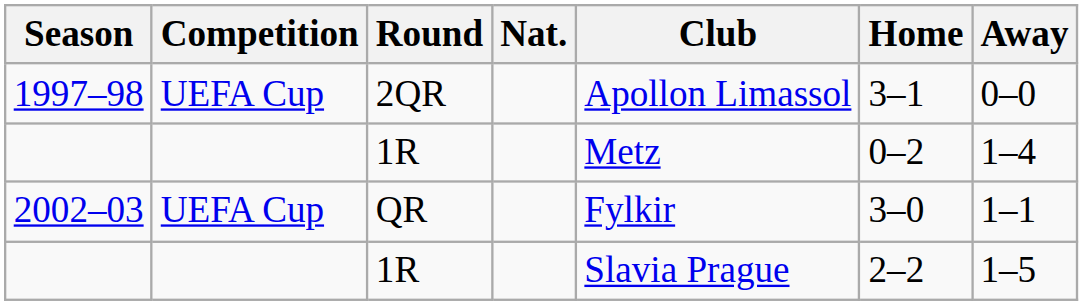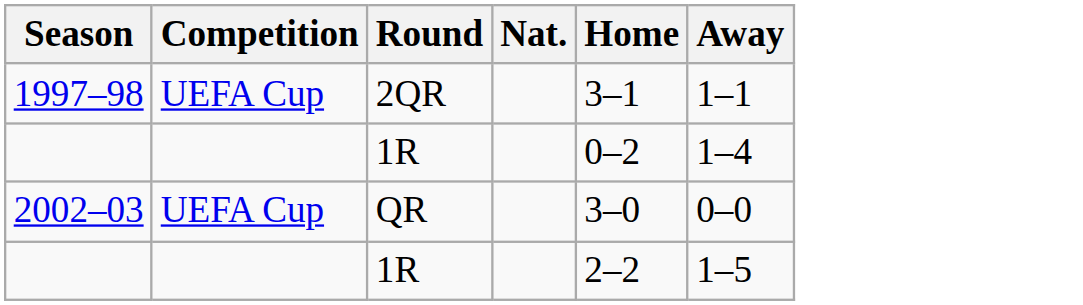- column: (718, 33)
(1008, 92) 0–0 -> (724, 92) 1–1
(1008, 210) 1–1 -> (724, 210) 0–0
